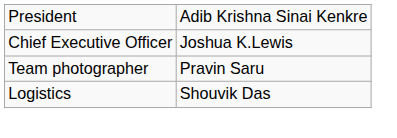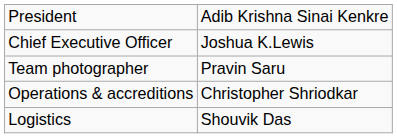+ row: (101, 94)
